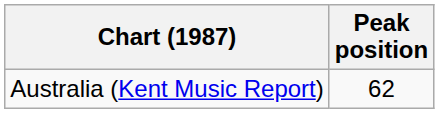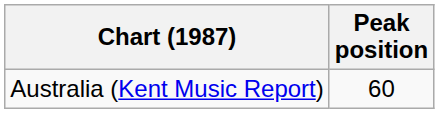(381, 88) 62 -> (381, 88) 60
